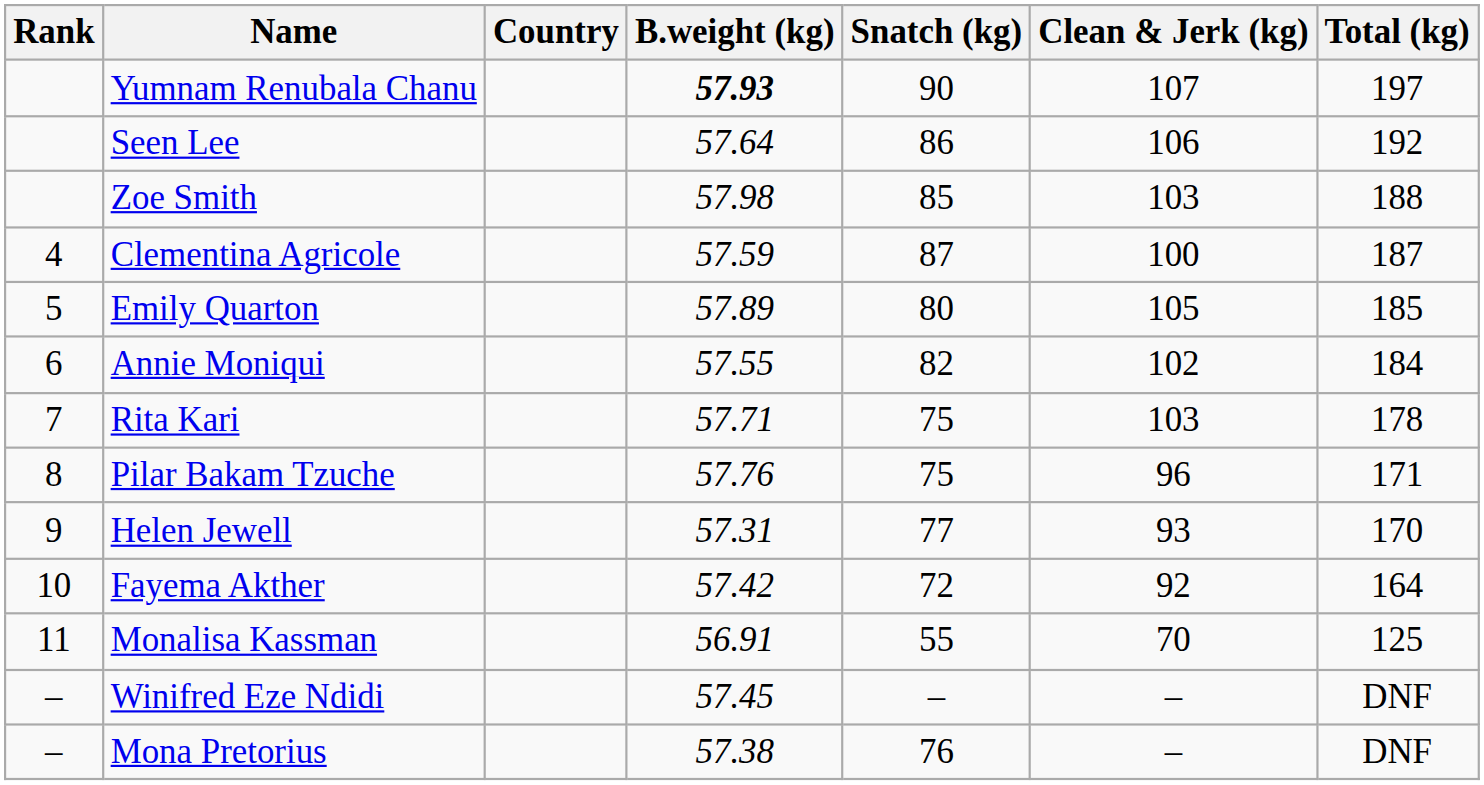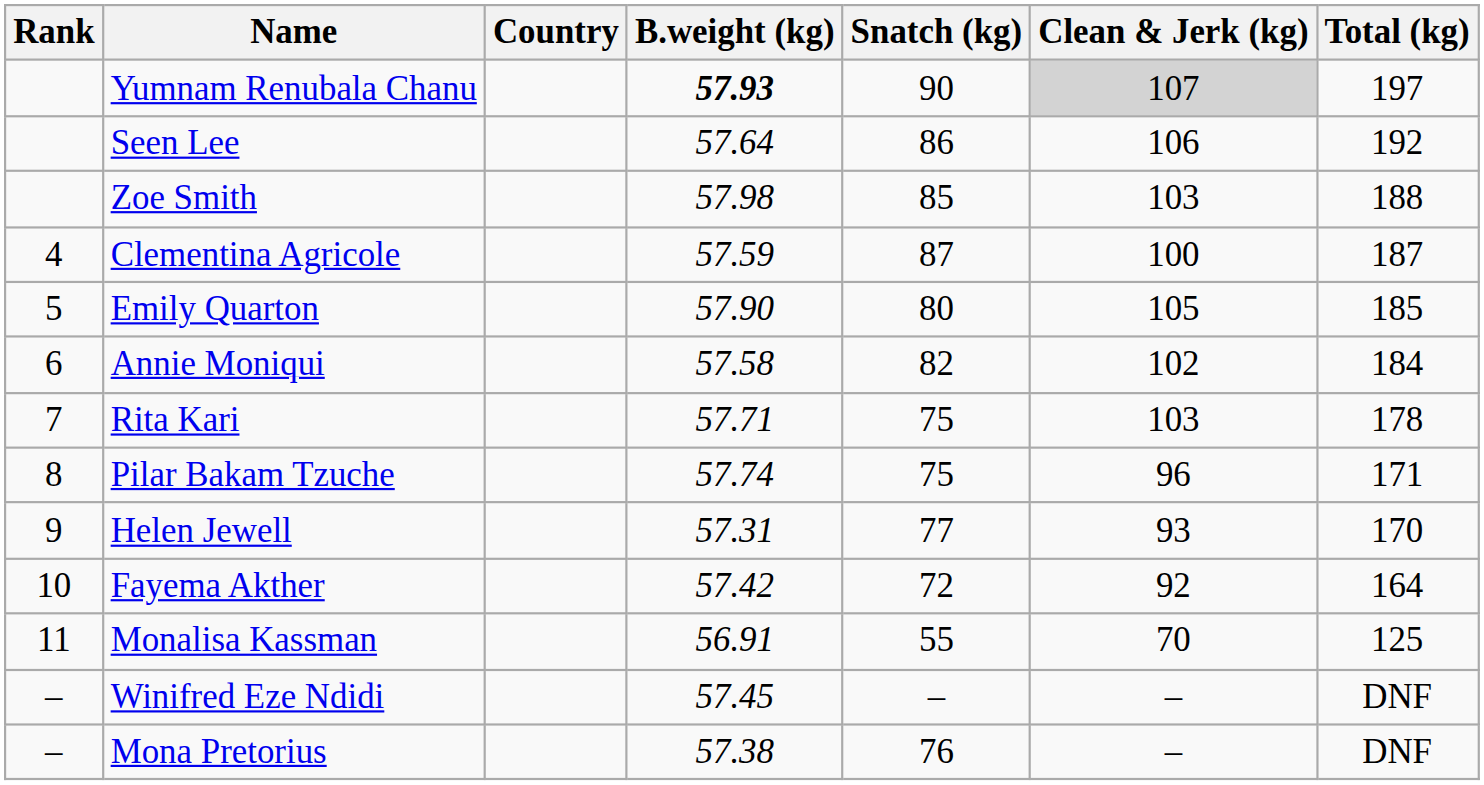(1173, 87) no background -> (1173, 87) lightgrey background
(735, 308) 57.89 -> (735, 308) 57.90
(735, 364) 57.55 -> (735, 364) 57.58
(735, 474) 57.76 -> (735, 474) 57.74
